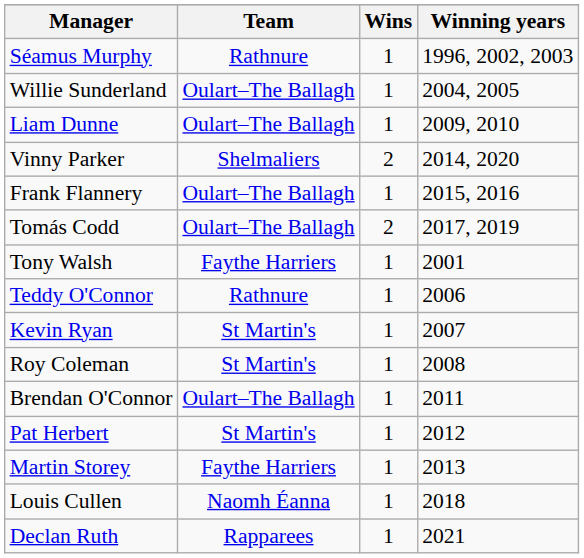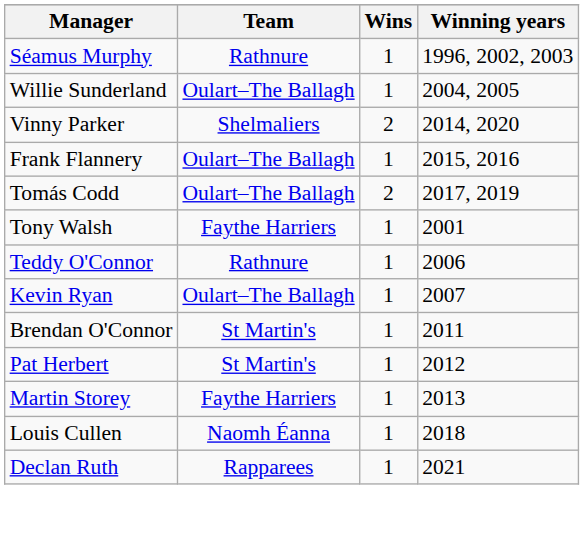- row: (64, 124)
(269, 329) St Martin's -> (269, 295) Oulart–The Ballagh
- row: (69, 364)
(269, 398) Oulart–The Ballagh -> (269, 329) St Martin's
